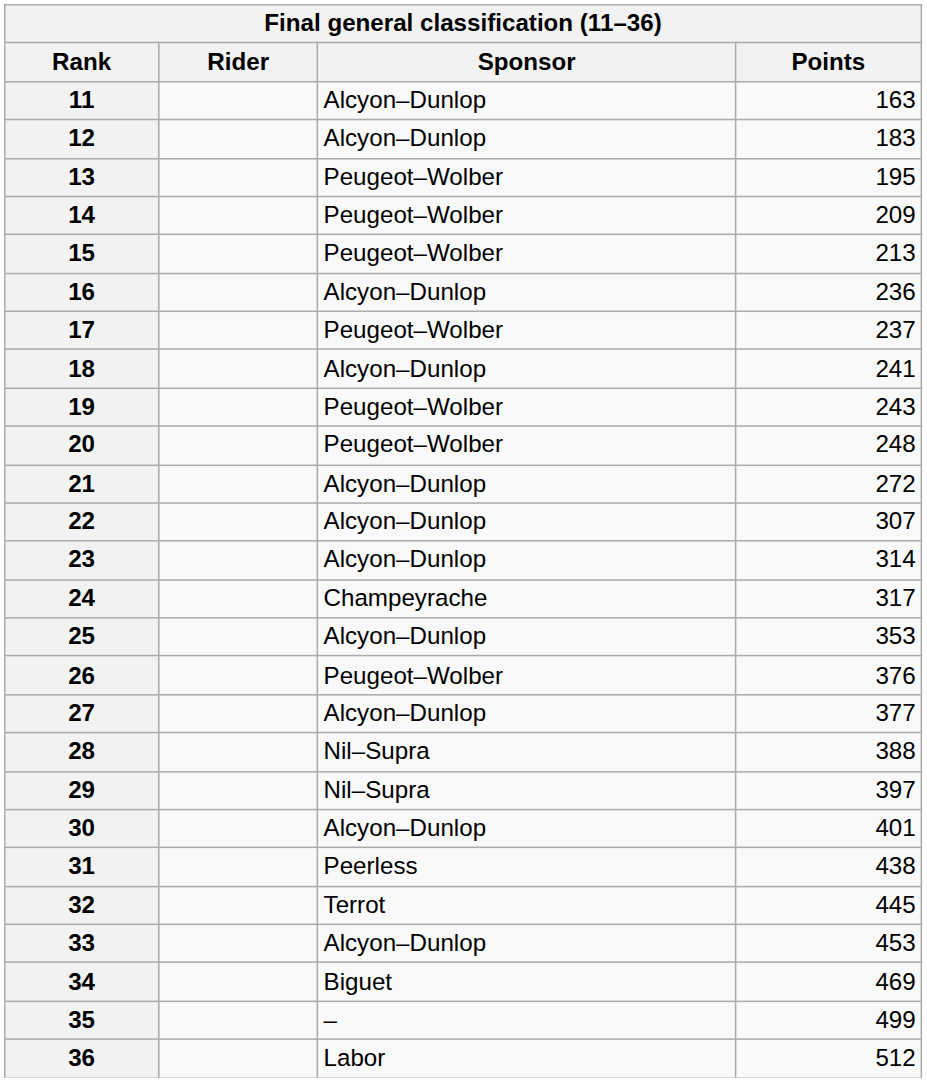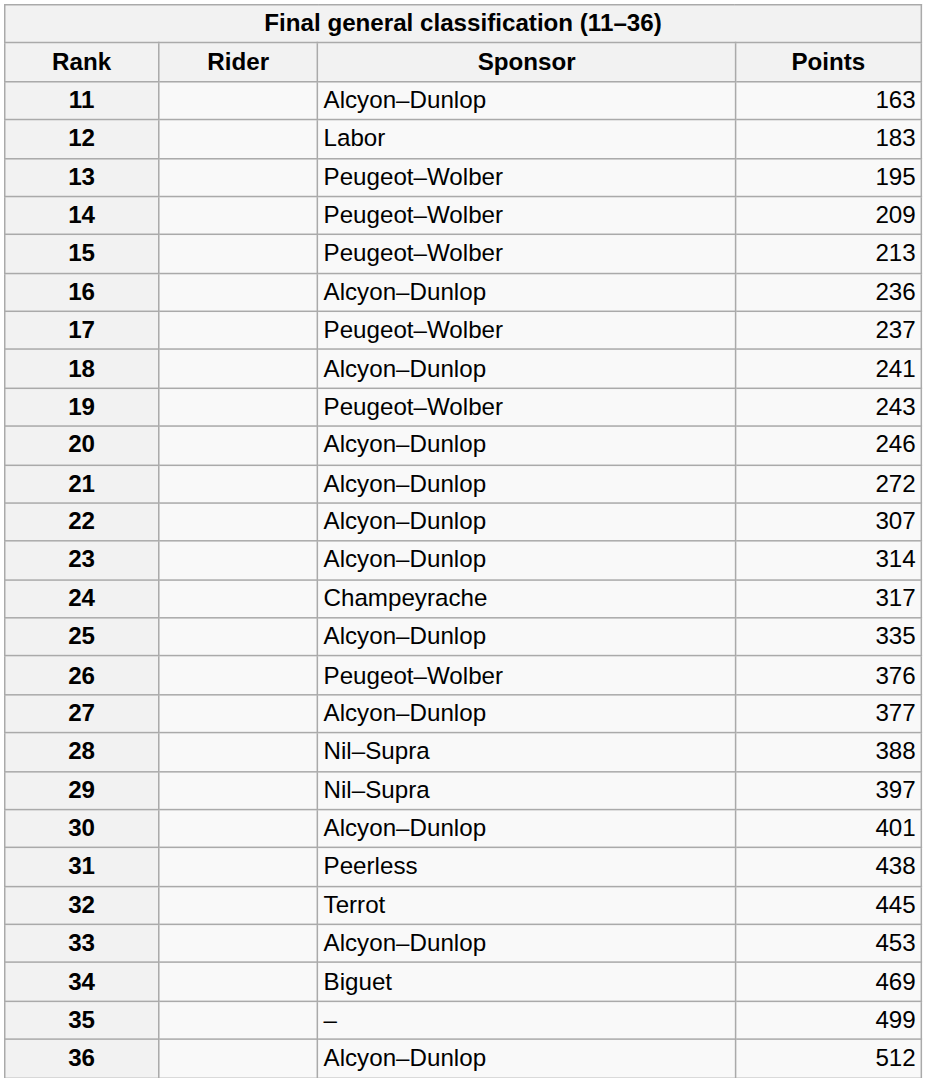(405, 138) Alcyon–Dunlop -> (354, 138) Labor
(413, 445) Peugeot–Wolber -> (405, 445) Alcyon–Dunlop
(896, 445) 248 -> (896, 445) 246
(896, 636) 353 -> (896, 636) 335
(354, 1058) Labor -> (405, 1058) Alcyon–Dunlop
